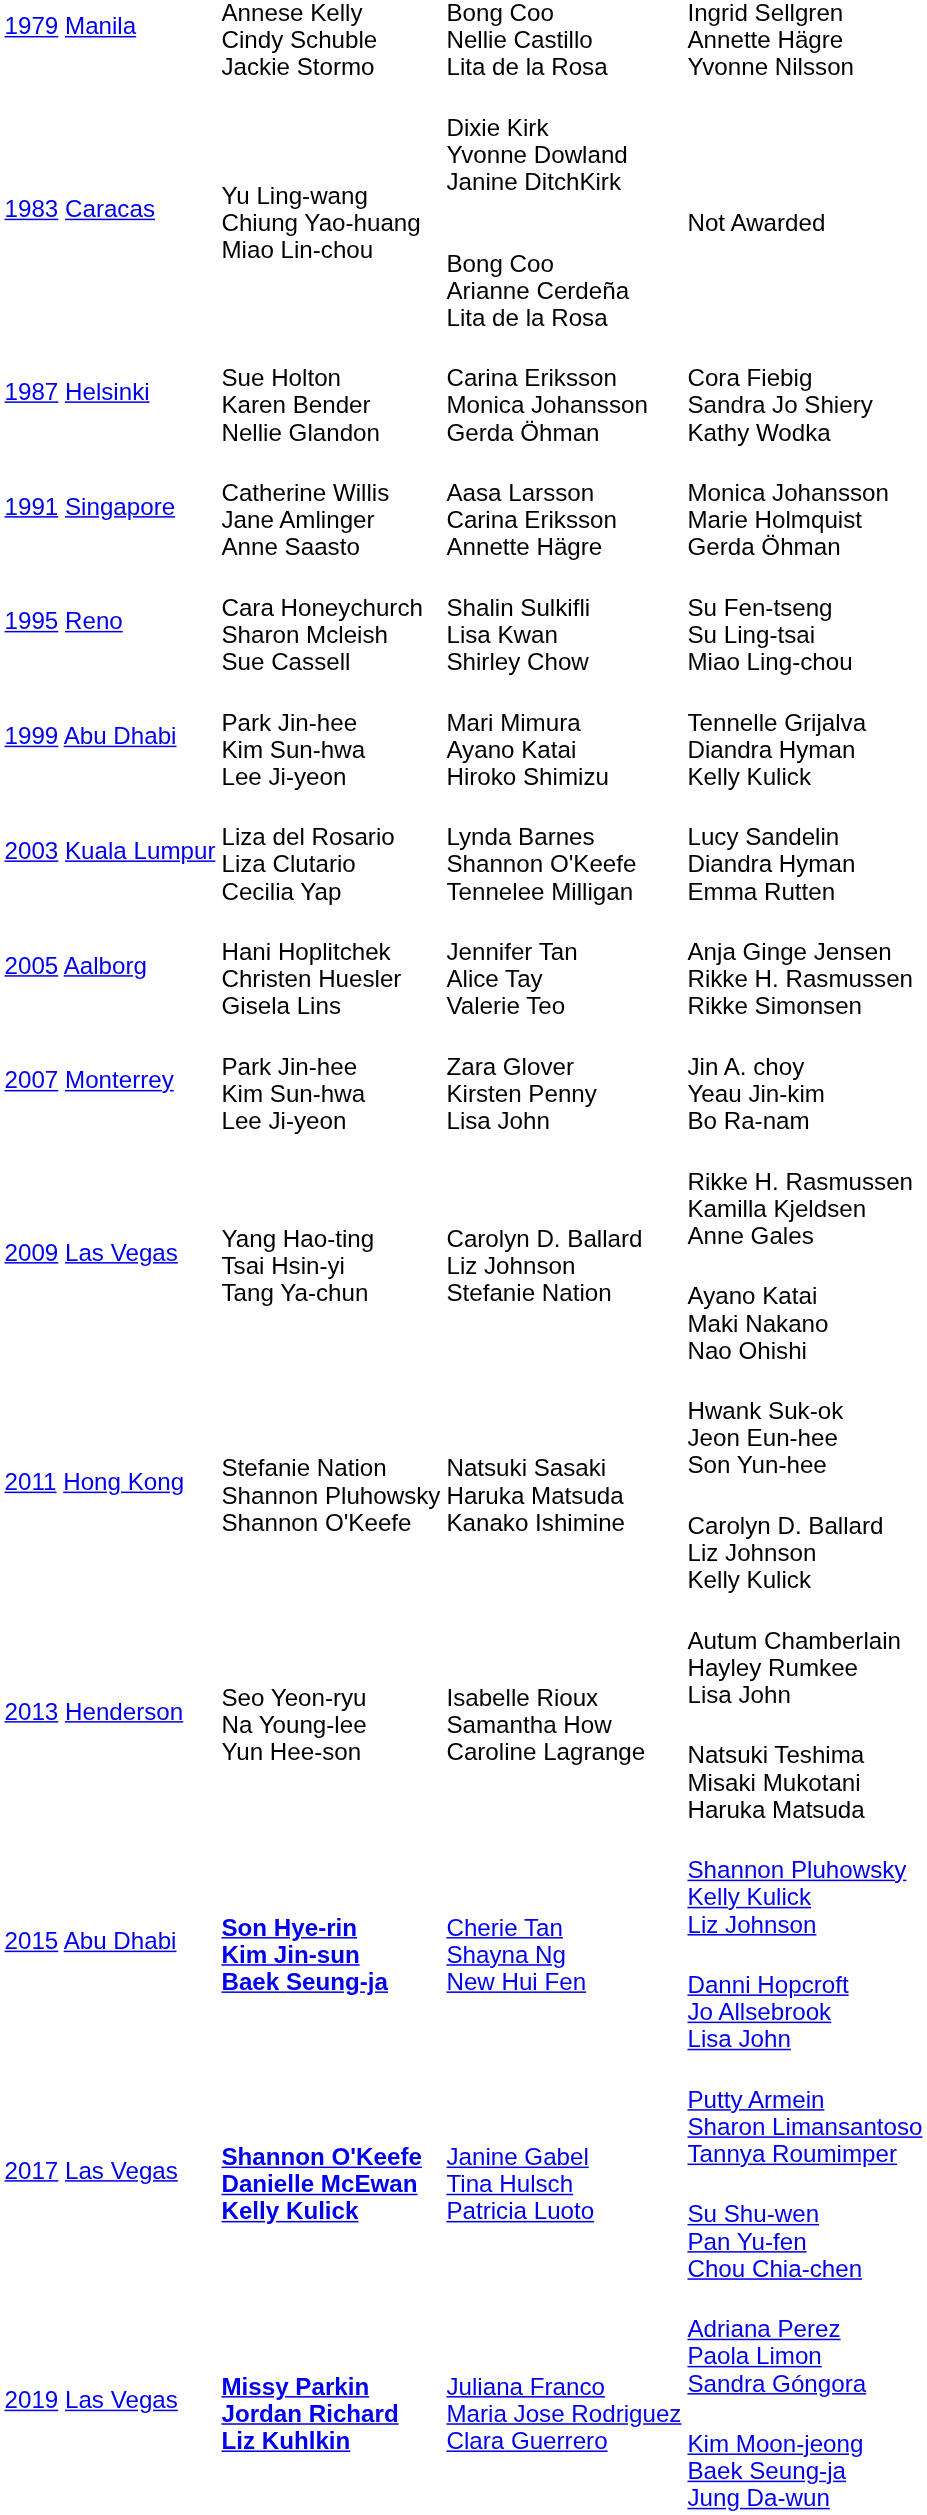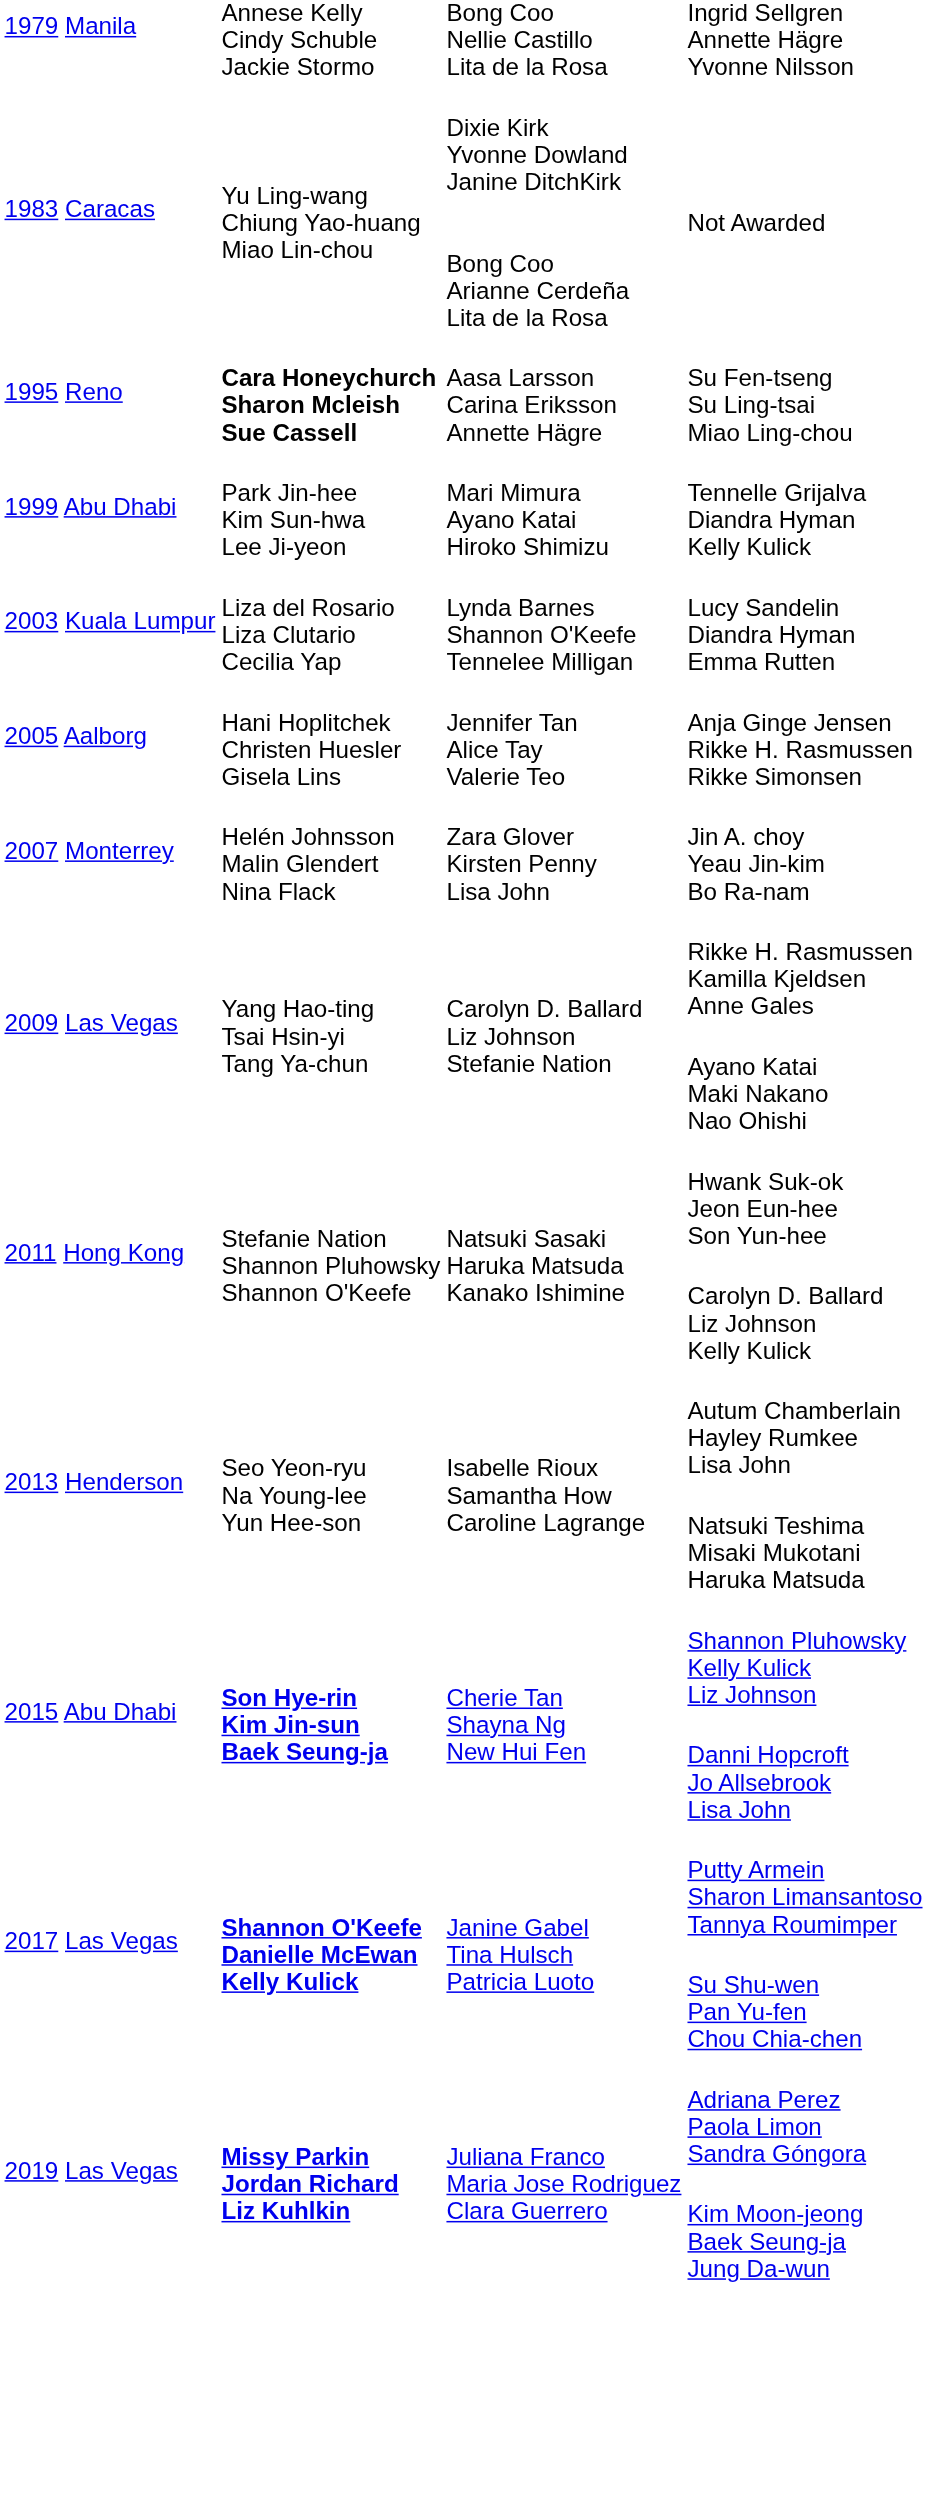- row: (780, 405)
- row: (788, 520)
(322, 635) normal -> (329, 405) bold
(518, 635) Shalin Sulkifli Lisa Kwan Shirley Chow -> (532, 405) Aasa Larsson Carina Eriksson Annette Hägre
(293, 1094) Park Jin-hee Kim Sun-hwa Lee Ji-yeon -> (308, 864) Helén Johnsson Malin Glendert Nina Flack
